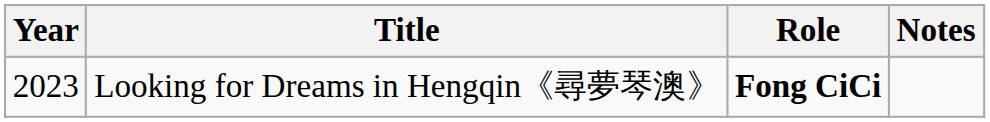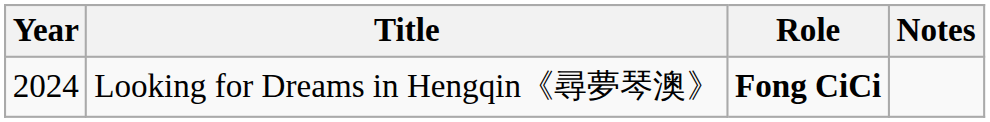(46, 86) 2023 -> (46, 86) 2024
